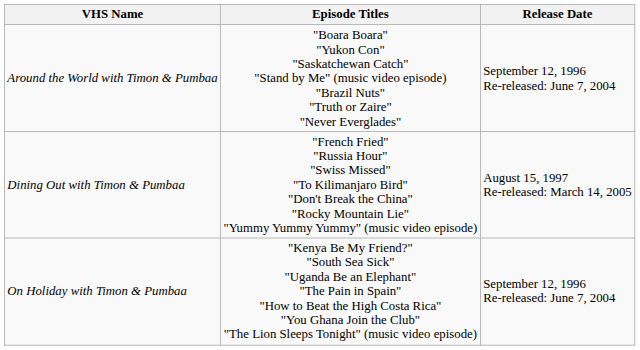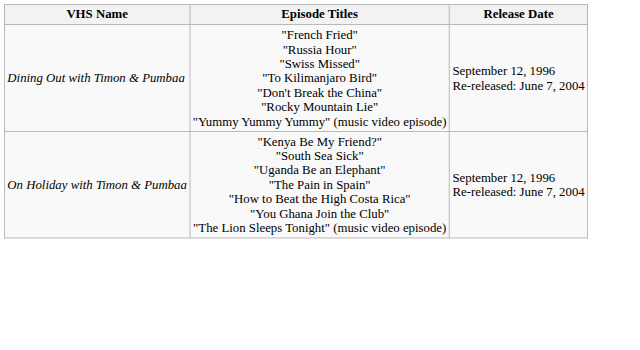- row: (112, 78)
(557, 184) August 15, 1997 Re-released: March 14, 2005 -> (519, 78) September 12, 1996 Re-released: June 7, 2004
